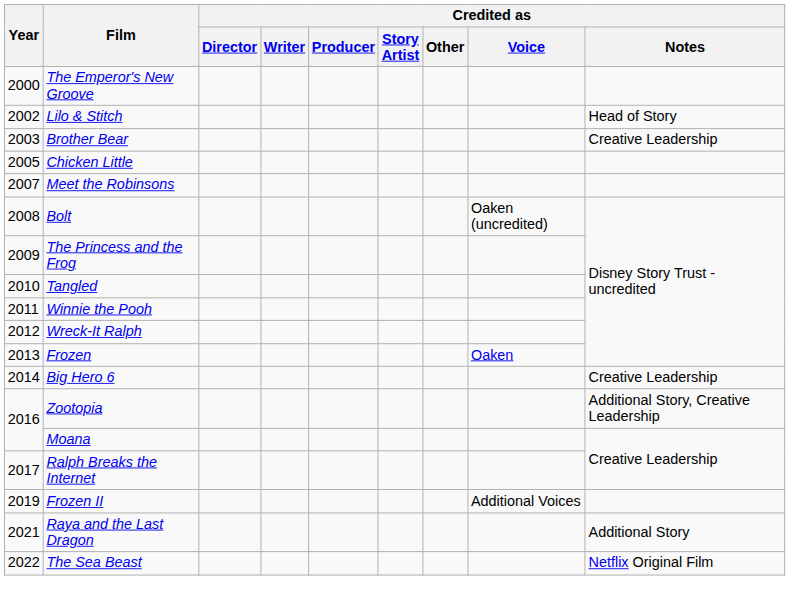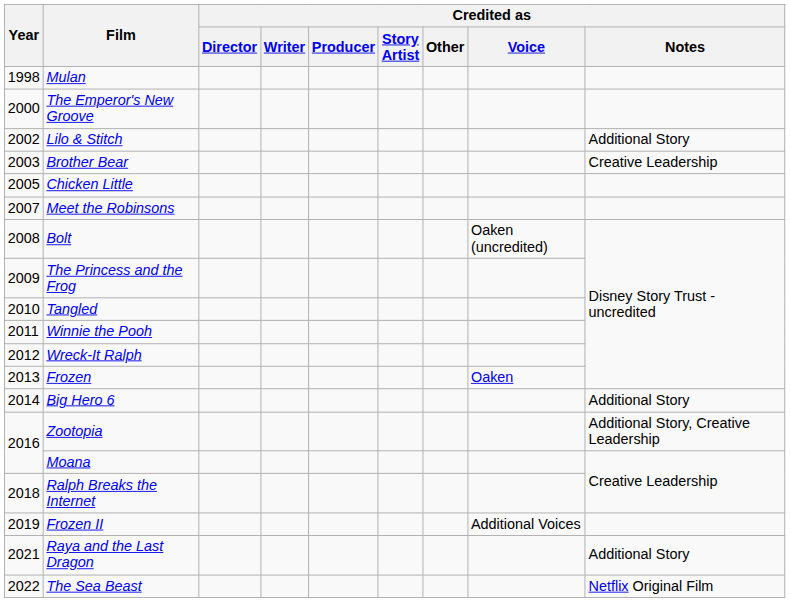+ row: (66, 77)
(633, 116) Head of Story -> (639, 139) Additional Story
(653, 377) Creative Leadership -> (639, 400) Additional Story
(24, 470) 2017 -> (24, 493) 2018
